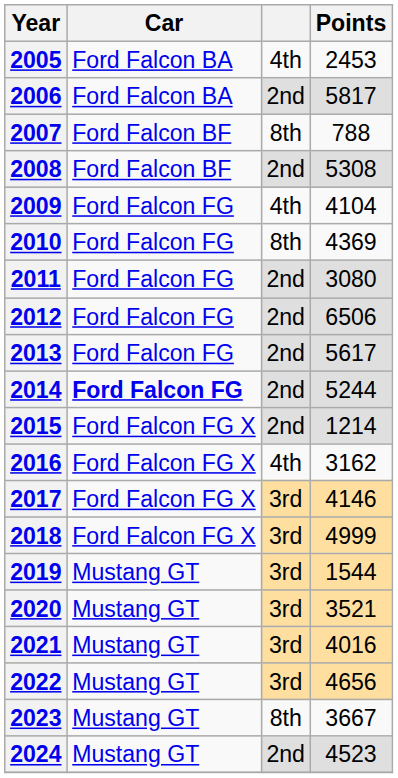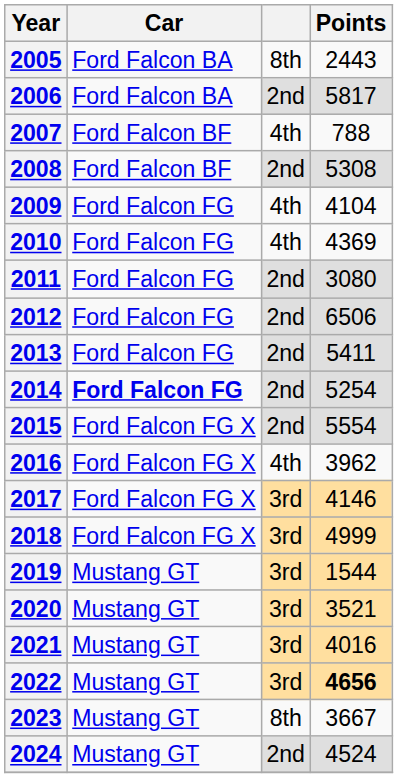(286, 60) 4th -> (286, 60) 8th
(351, 60) 2453 -> (351, 60) 2443
(286, 133) 8th -> (286, 133) 4th
(286, 243) 8th -> (286, 243) 4th
(351, 352) 5617 -> (351, 352) 5411
(351, 389) 5244 -> (351, 389) 5254
(351, 426) 1214 -> (351, 426) 5554
(351, 462) 3162 -> (351, 462) 3962
(351, 682) normal -> (351, 682) bold
(351, 755) 4523 -> (351, 755) 4524
